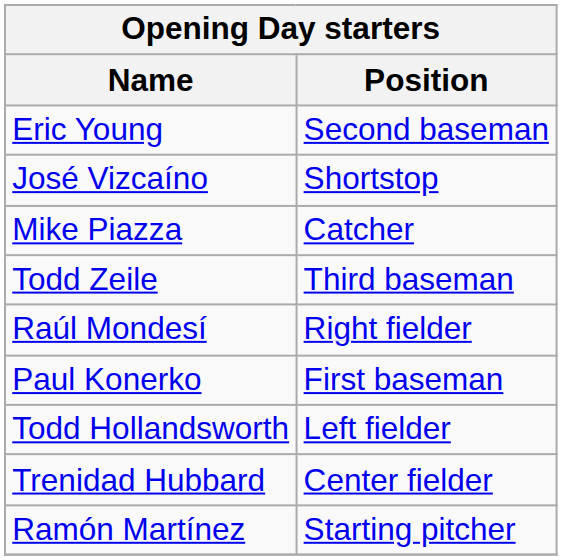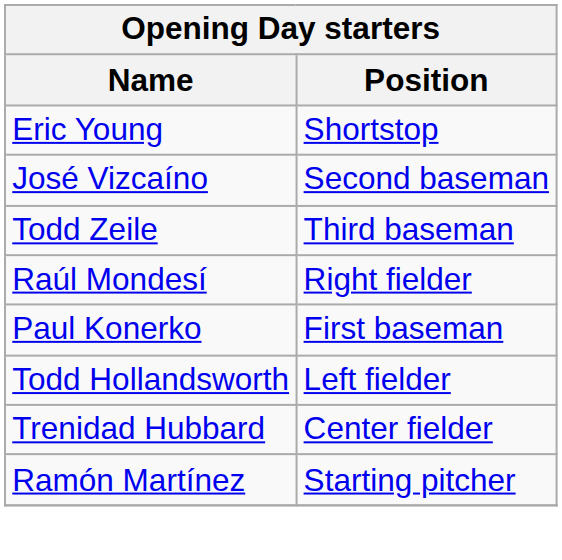(426, 129) Second baseman -> (371, 129) Shortstop
(371, 179) Shortstop -> (426, 179) Second baseman
- row: (97, 229)
